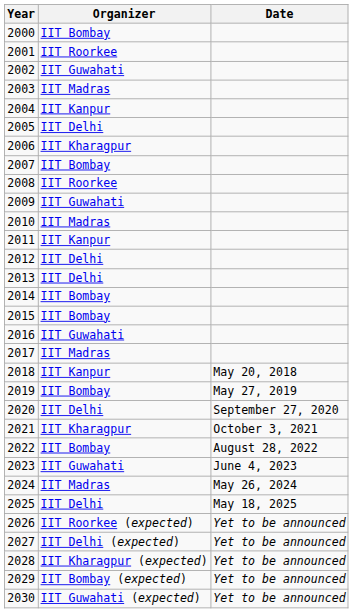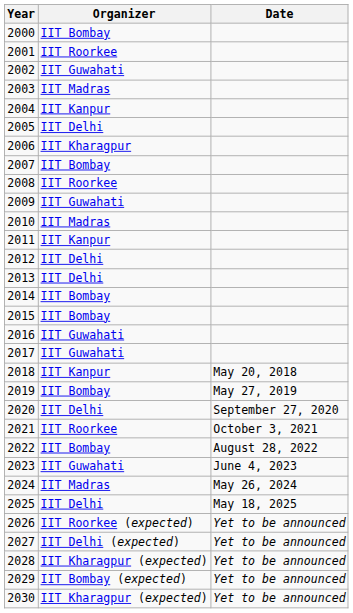(75, 353) IIT Madras -> (82, 353) IIT Guwahati
(86, 429) IIT Kharagpur -> (79, 429) IIT Roorkee
(121, 598) IIT Guwahati (expected) -> (124, 598) IIT Kharagpur (expected)
